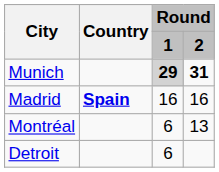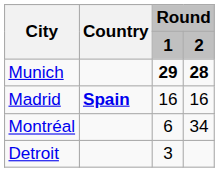(168, 72) lightgrey background -> (168, 72) no background
(199, 72) 31 -> (199, 72) 28
(199, 126) 13 -> (199, 126) 34
(168, 153) 6 -> (168, 153) 3
